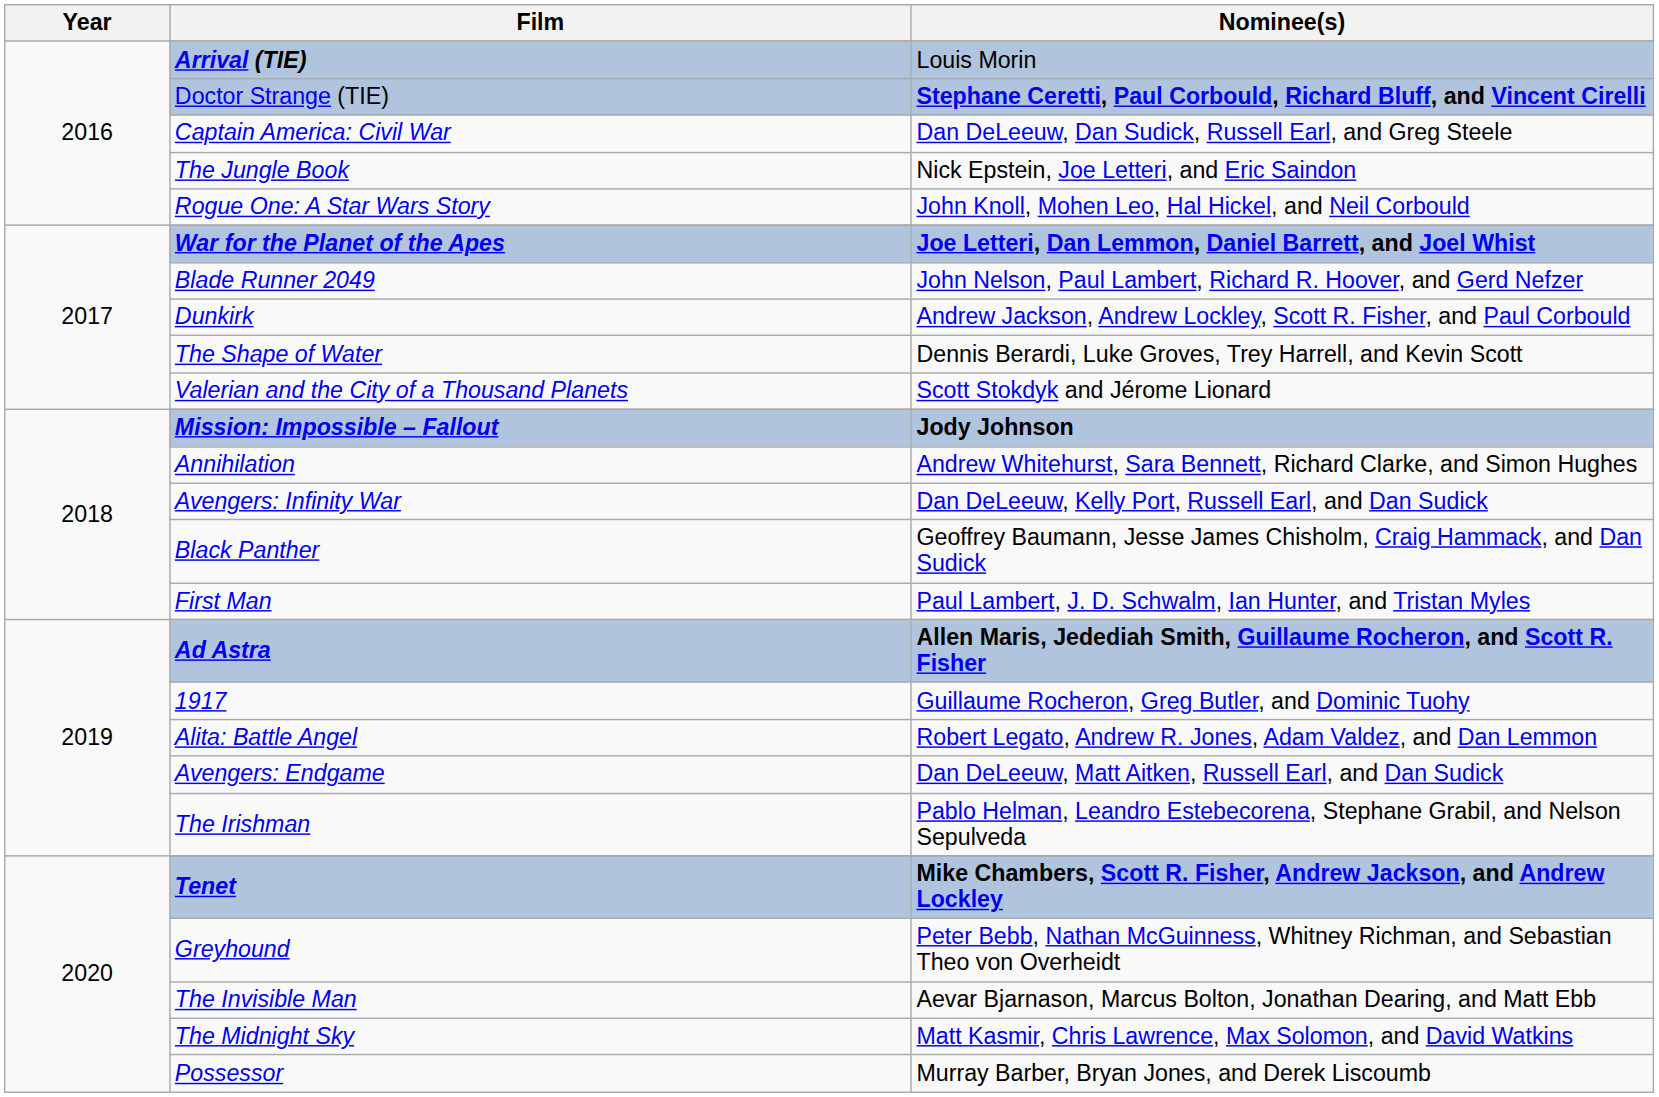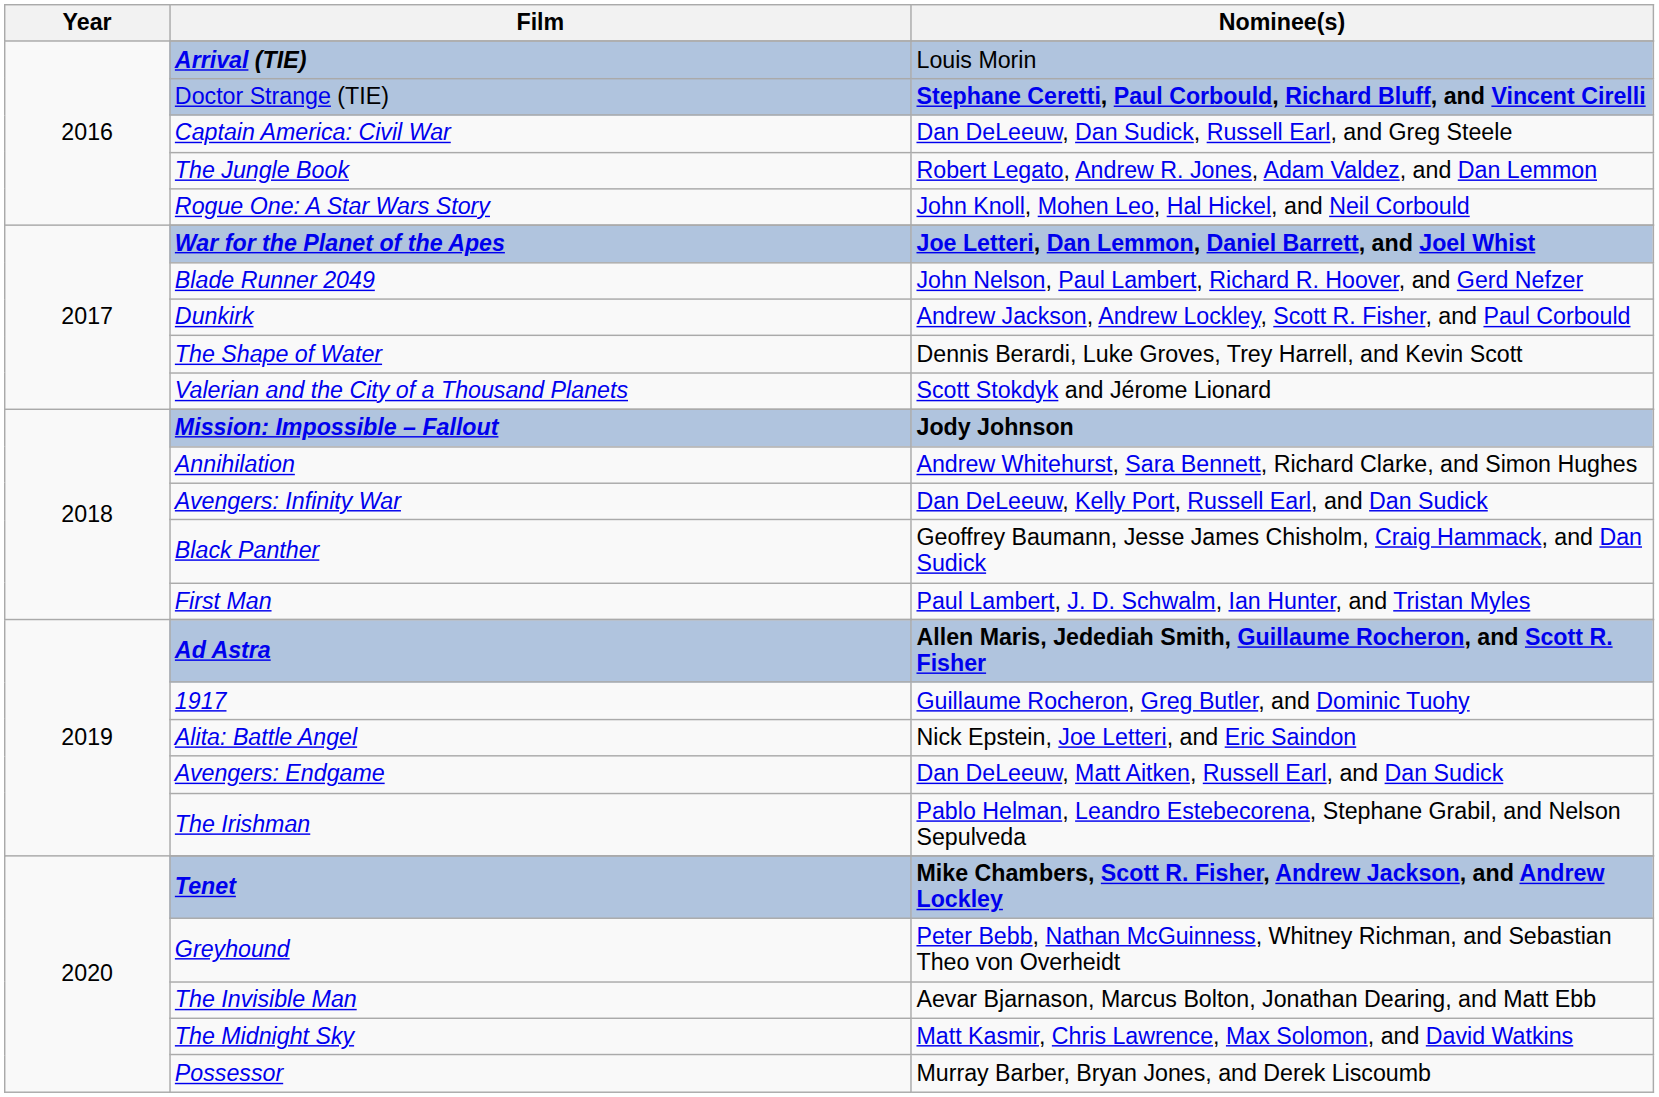(1136, 170) Nick Epstein, Joe Letteri, and Eric Saindon -> (1257, 170) Robert Legato, Andrew R. Jones, Adam Valdez, and Dan Lemmon
(1257, 737) Robert Legato, Andrew R. Jones, Adam Valdez, and Dan Lemmon -> (1136, 737) Nick Epstein, Joe Letteri, and Eric Saindon
